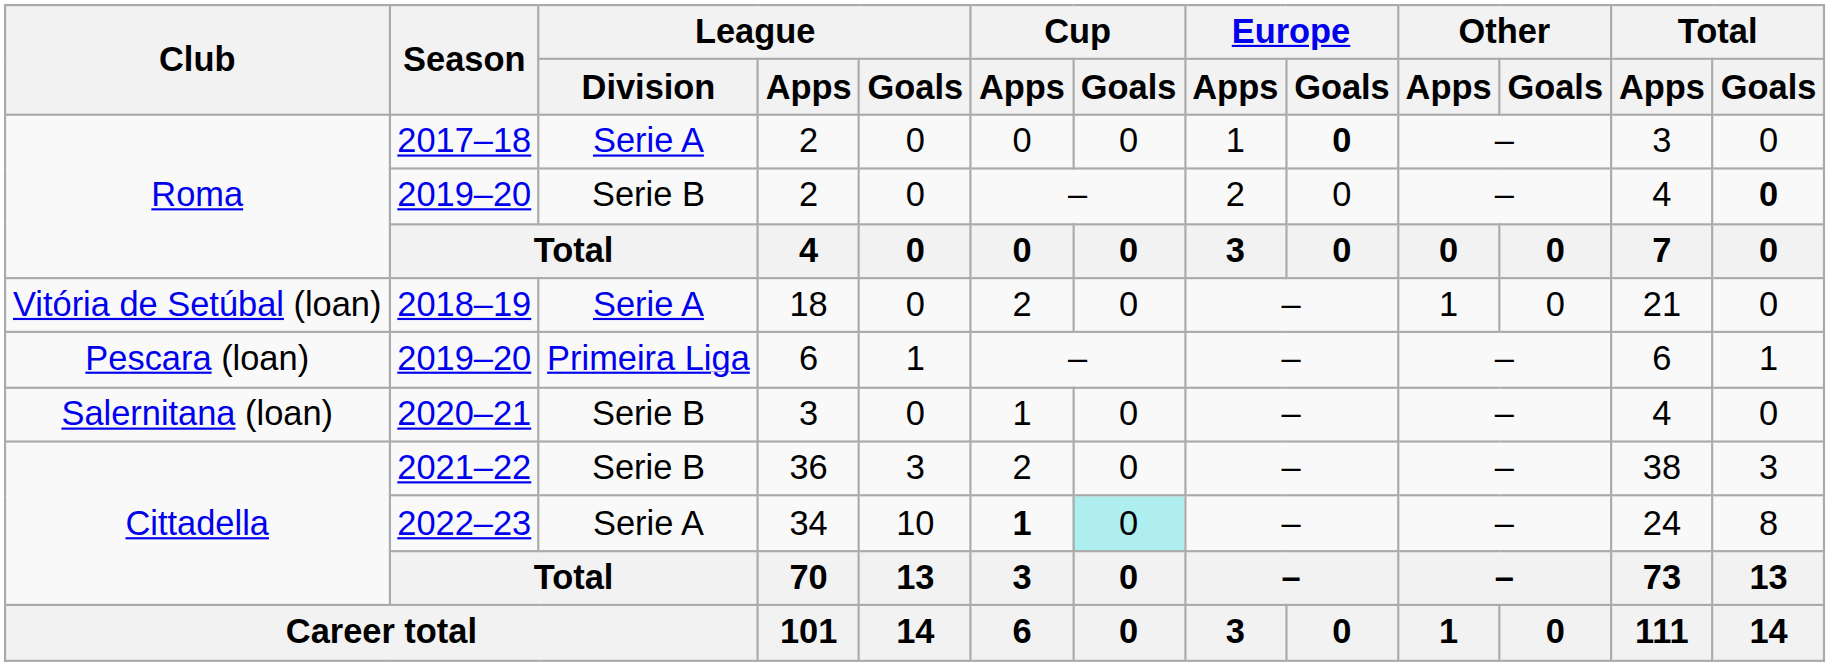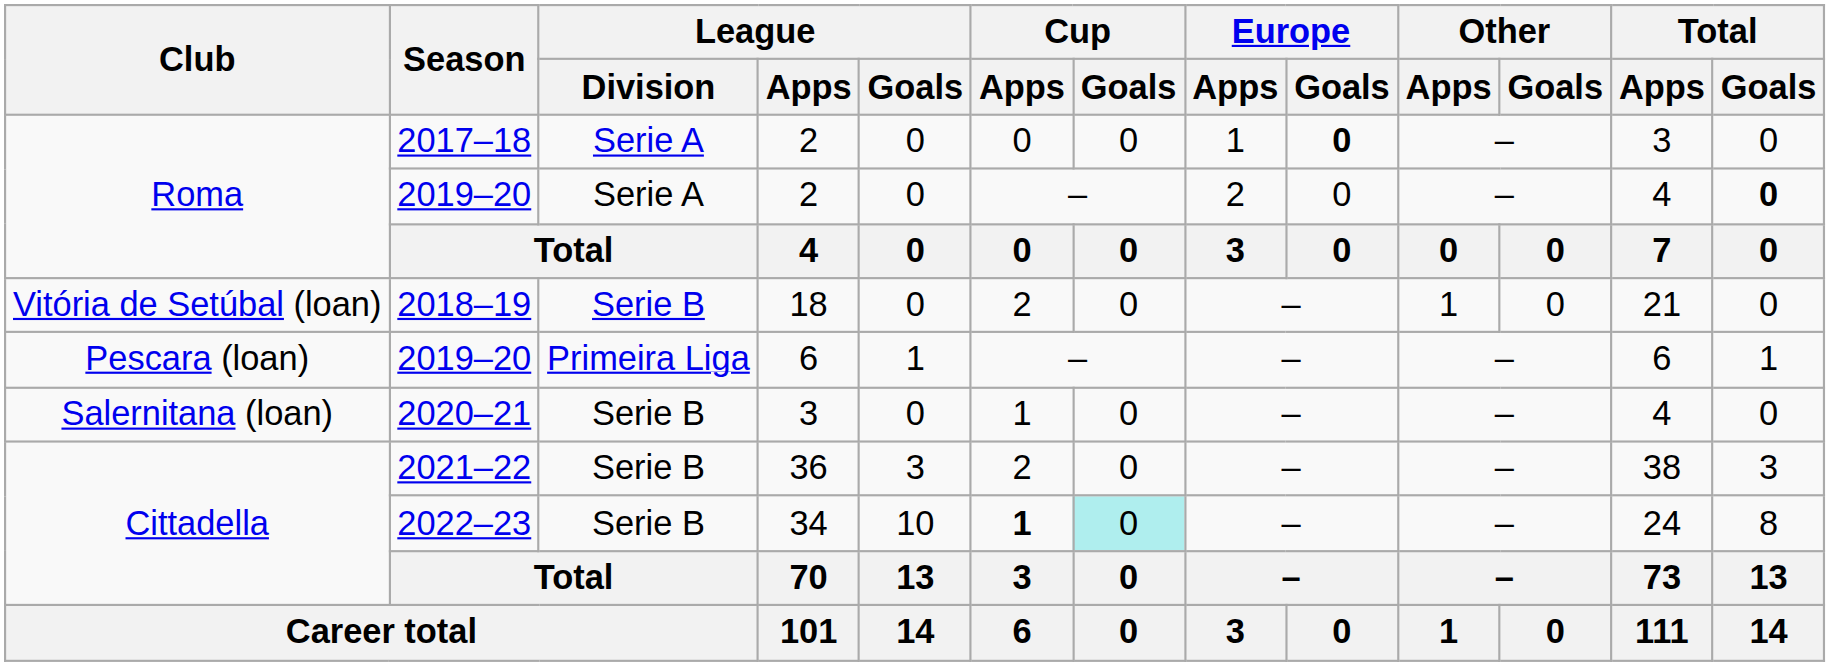(648, 195) Serie B -> (648, 195) Serie A
(648, 304) Serie A -> (648, 304) Serie B
(648, 522) Serie A -> (648, 522) Serie B
